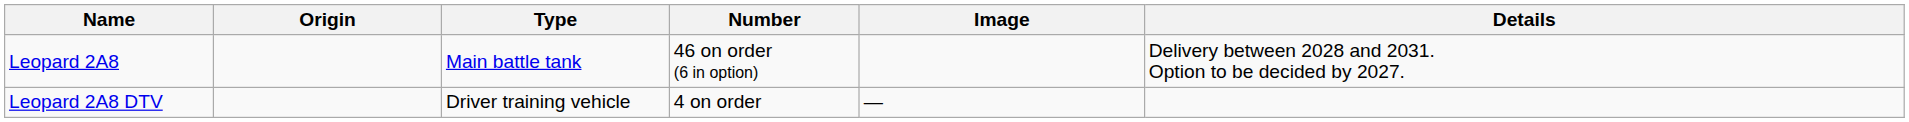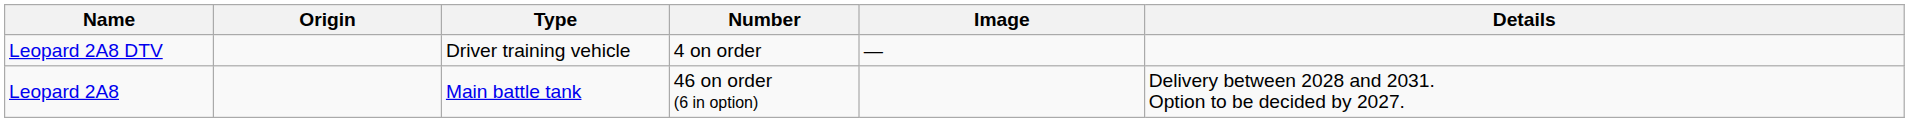rows swapped: (64, 60) <-> (86, 102)
